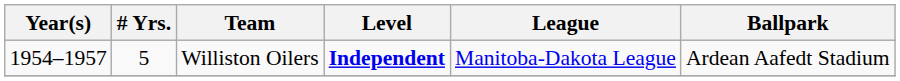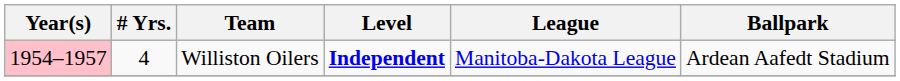(58, 58) no background -> (58, 58) pink background
(144, 58) 5 -> (144, 58) 4
